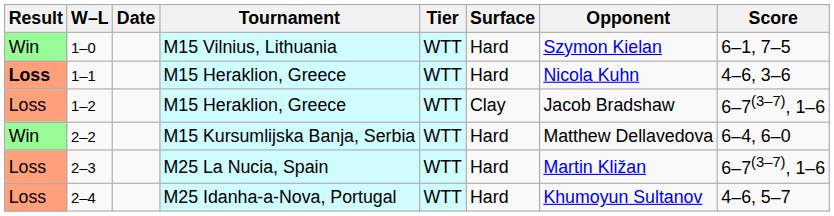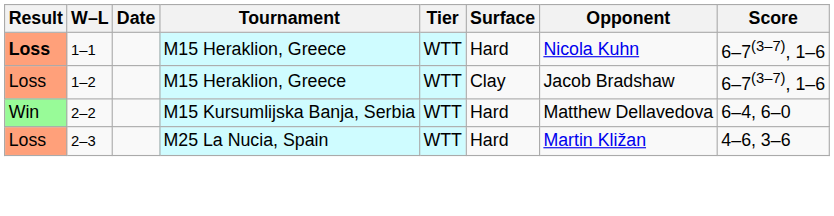- row: (83, 47)
(756, 74) 4–6, 3–6 -> (773, 49) 6–7(3–7), 1–6
(773, 166) 6–7(3–7), 1–6 -> (756, 140) 4–6, 3–6
- row: (83, 198)
